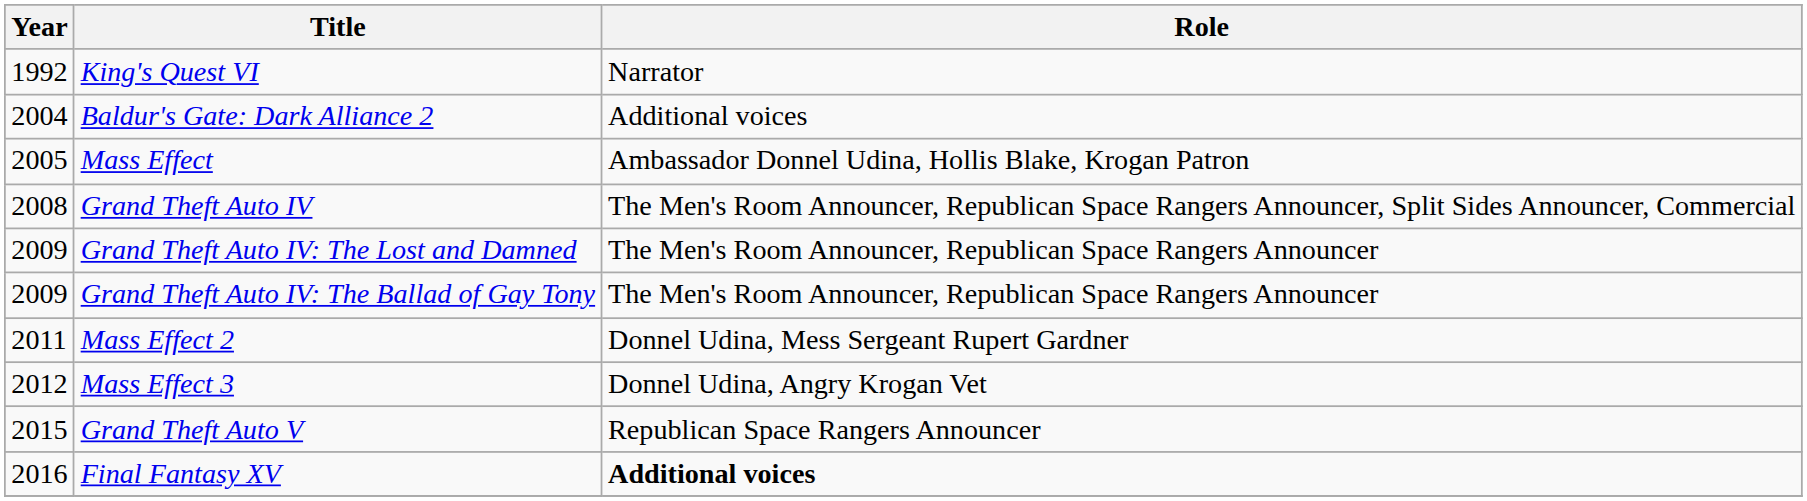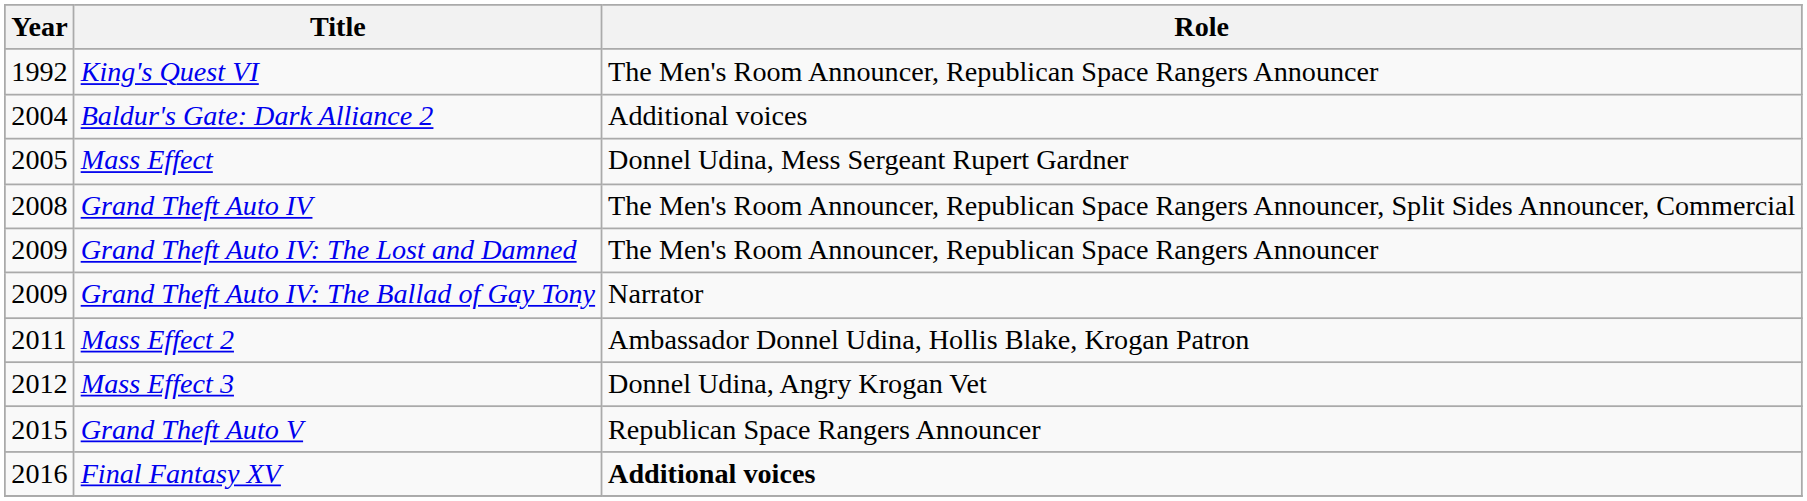(656, 71) Narrator -> (993, 71) The Men's Room Announcer, Republican Space Rangers Announcer
(929, 160) Ambassador Donnel Udina, Hollis Blake, Krogan Patron -> (868, 160) Donnel Udina, Mess Sergeant Rupert Gardner
(993, 294) The Men's Room Announcer, Republican Space Rangers Announcer -> (656, 294) Narrator
(868, 339) Donnel Udina, Mess Sergeant Rupert Gardner -> (929, 339) Ambassador Donnel Udina, Hollis Blake, Krogan Patron
